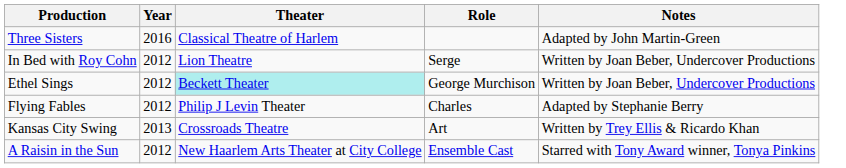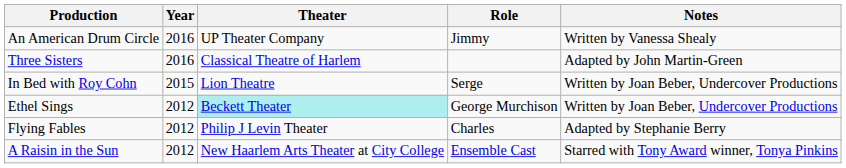+ row: (83, 38)
(157, 60) 2012 -> (180, 83) 2015
- row: (62, 128)
